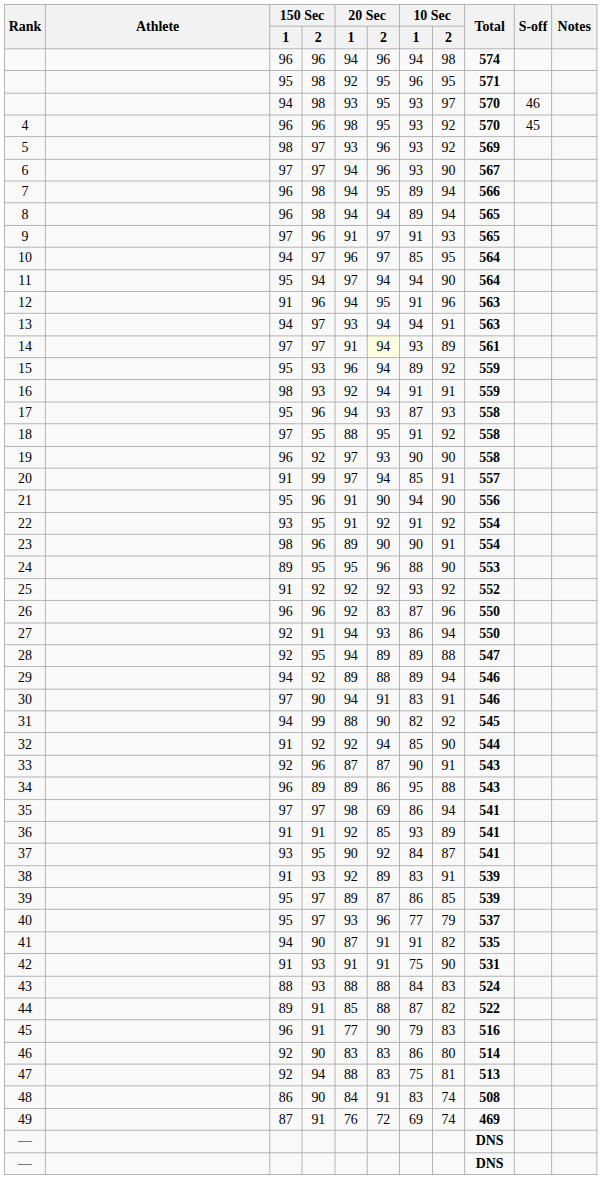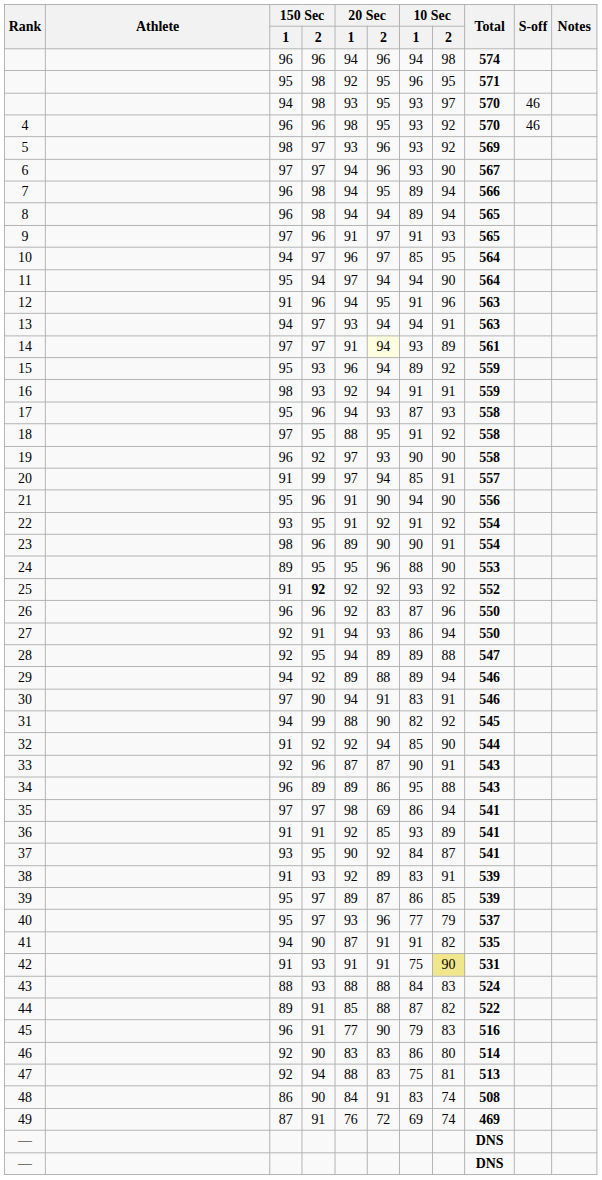(533, 125) 45 -> (533, 125) 46
(318, 589) normal -> (318, 589) bold
(448, 964) no background -> (448, 964) khaki background
